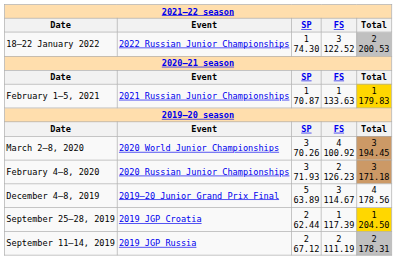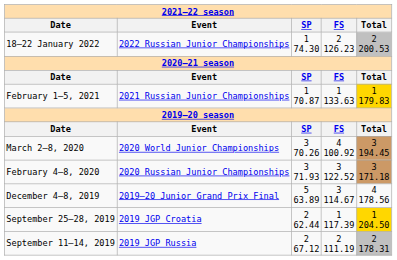(339, 44) 3 122.52 -> (339, 44) 2 126.23
(339, 172) 2 126.23 -> (339, 172) 3 122.52
